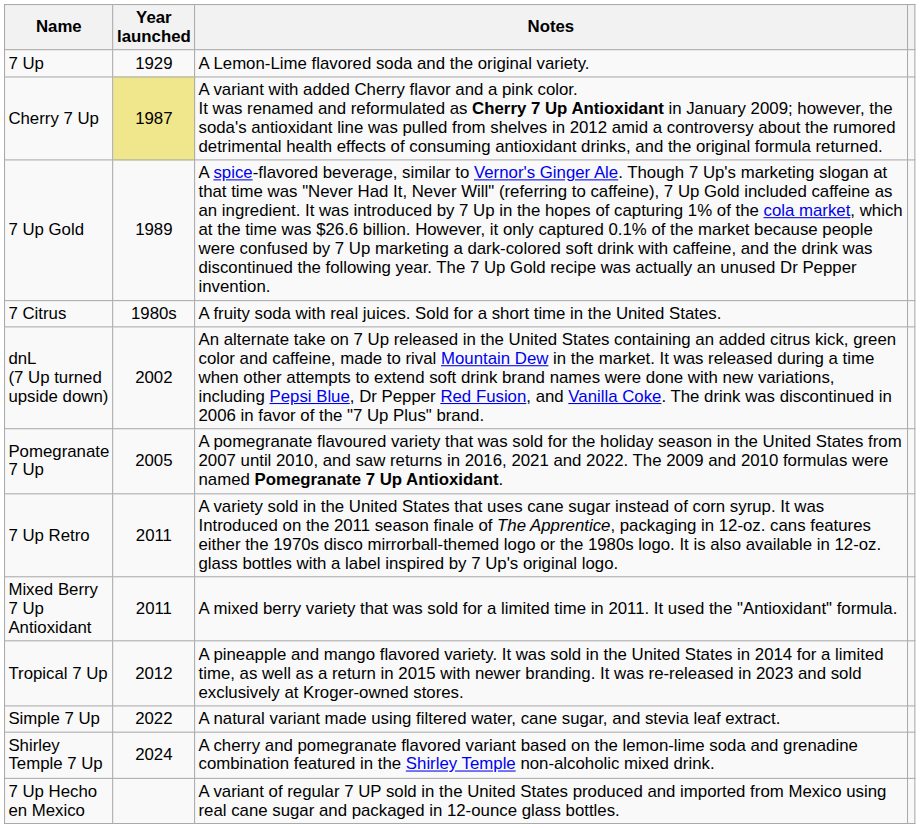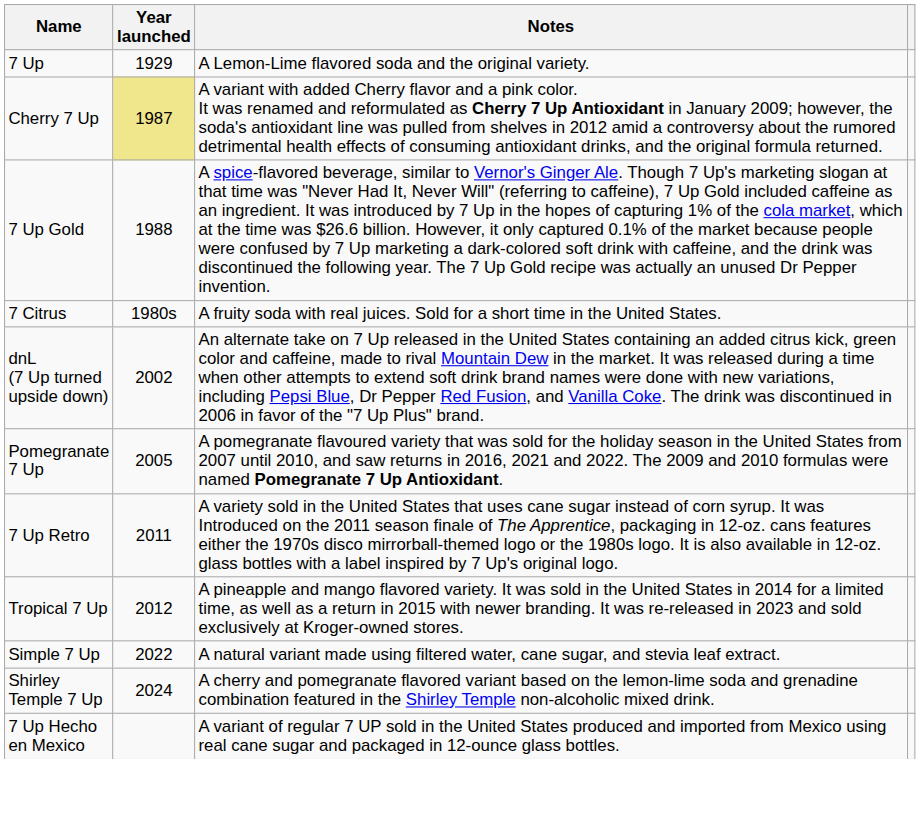(154, 230) 1989 -> (154, 230) 1988
- row: (53, 608)
